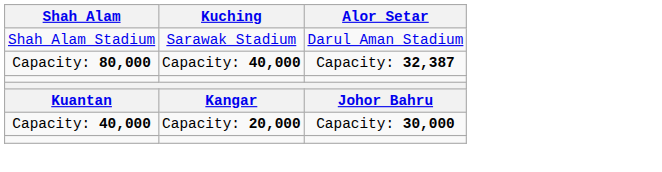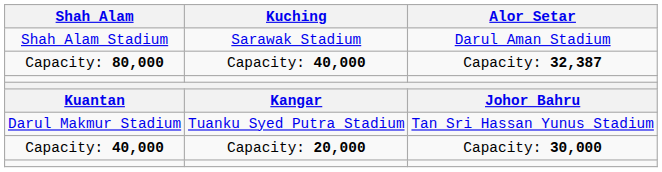+ row: (95, 124)
